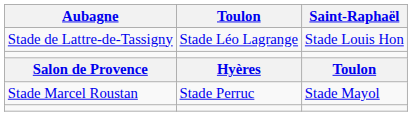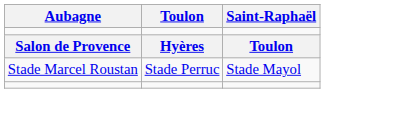- row: (90, 39)
